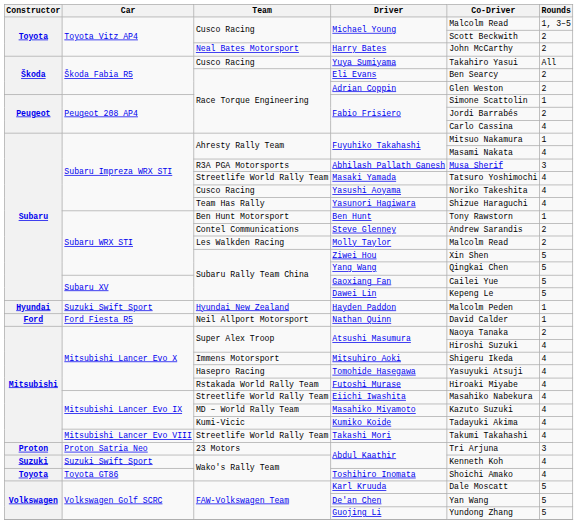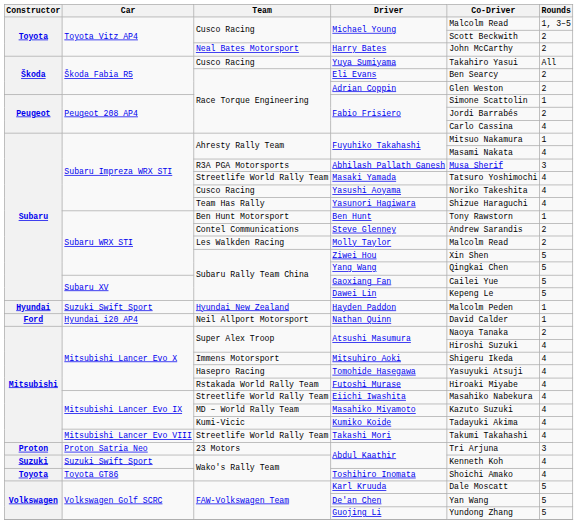(99, 320) Ford Fiesta R5 -> (101, 320) Hyundai i20 AP4
